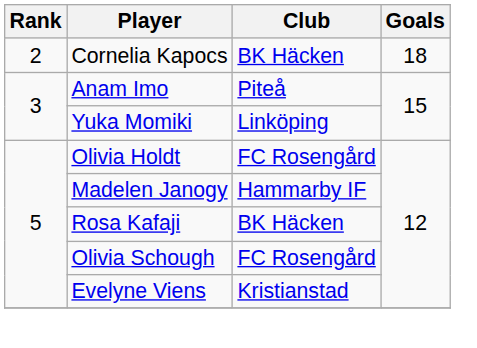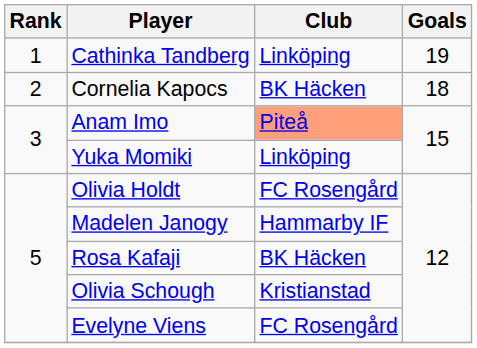+ row: (161, 55)
(262, 88) no background -> (284, 122) lightsalmon background
(307, 257) FC Rosengård -> (315, 291) Kristianstad
(293, 291) Kristianstad -> (329, 325) FC Rosengård
